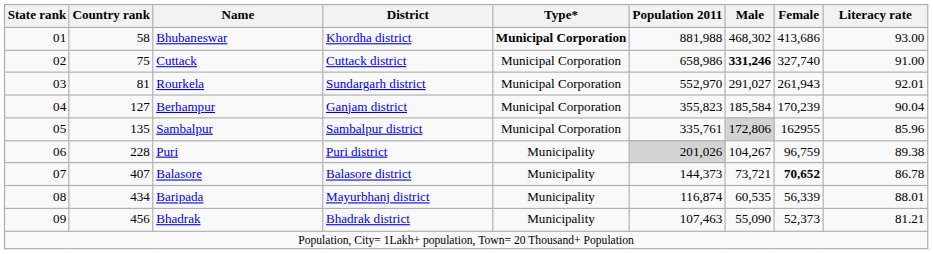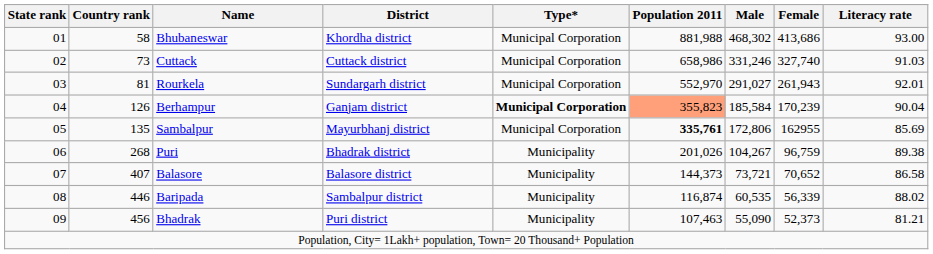(561, 38) bold -> (561, 38) normal
(143, 61) 75 -> (143, 61) 73
(750, 61) bold -> (750, 61) normal
(910, 61) 91.00 -> (910, 61) 91.03
(140, 106) 127 -> (140, 106) 126
(561, 106) normal -> (561, 106) bold
(701, 106) no background -> (701, 106) lightsalmon background
(374, 129) Sambalpur district -> (378, 129) Mayurbhanj district
(701, 129) normal -> (701, 129) bold
(750, 129) lightgrey background -> (750, 129) no background
(910, 129) 85.96 -> (910, 129) 85.69
(140, 151) 228 -> (140, 151) 268
(357, 151) Puri district -> (368, 151) Bhadrak district
(701, 151) lightgrey background -> (701, 151) no background
(802, 174) bold -> (802, 174) normal
(910, 174) 86.78 -> (910, 174) 86.58
(140, 197) 434 -> (140, 197) 446
(378, 197) Mayurbhanj district -> (374, 197) Sambalpur district
(910, 197) 88.01 -> (910, 197) 88.02
(368, 219) Bhadrak district -> (357, 219) Puri district
